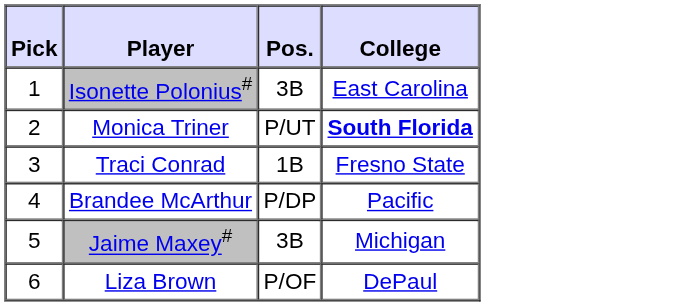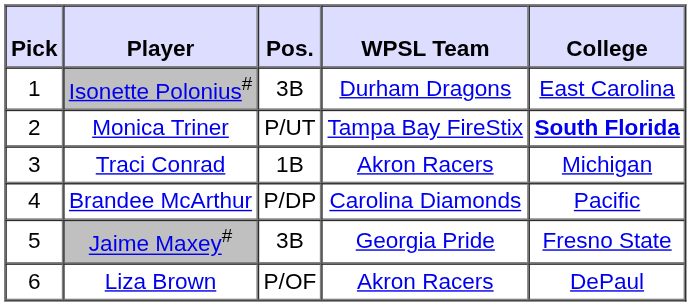+ column: (425, 48)
(400, 164) Fresno State -> (607, 164) Michigan
(400, 241) Michigan -> (607, 241) Fresno State
